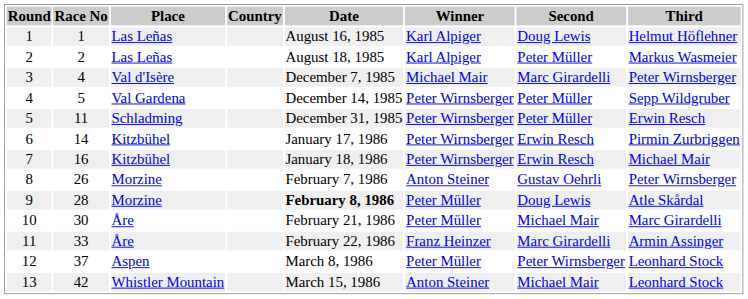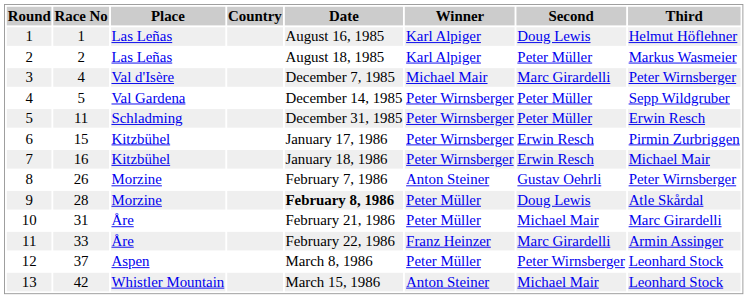(81, 138) 14 -> (81, 138) 15
(81, 220) 30 -> (81, 220) 31
